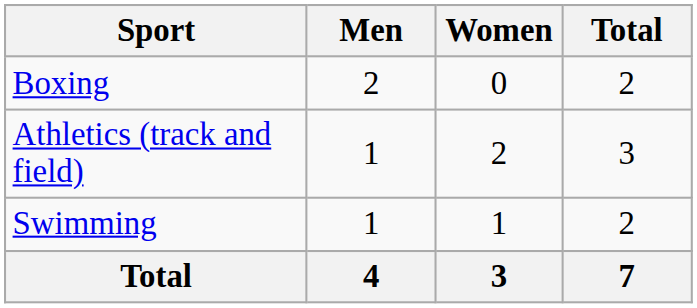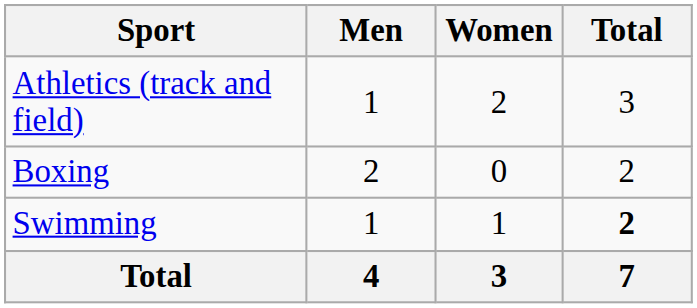rows swapped: (142, 152) <-> (61, 82)
(627, 223) normal -> (627, 223) bold
